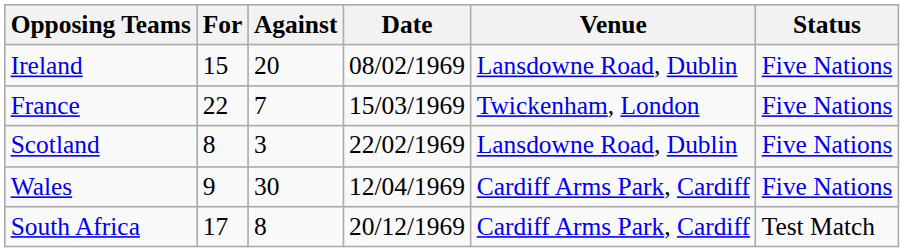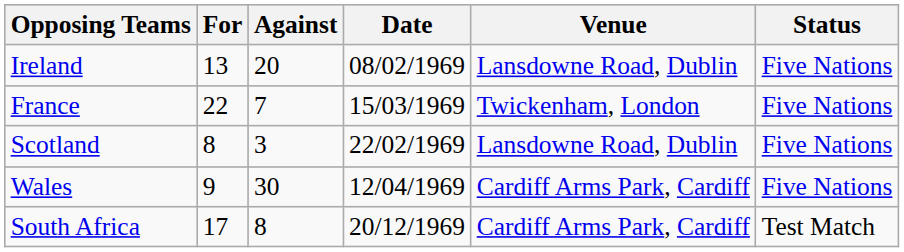(215, 65) 15 -> (215, 65) 13
